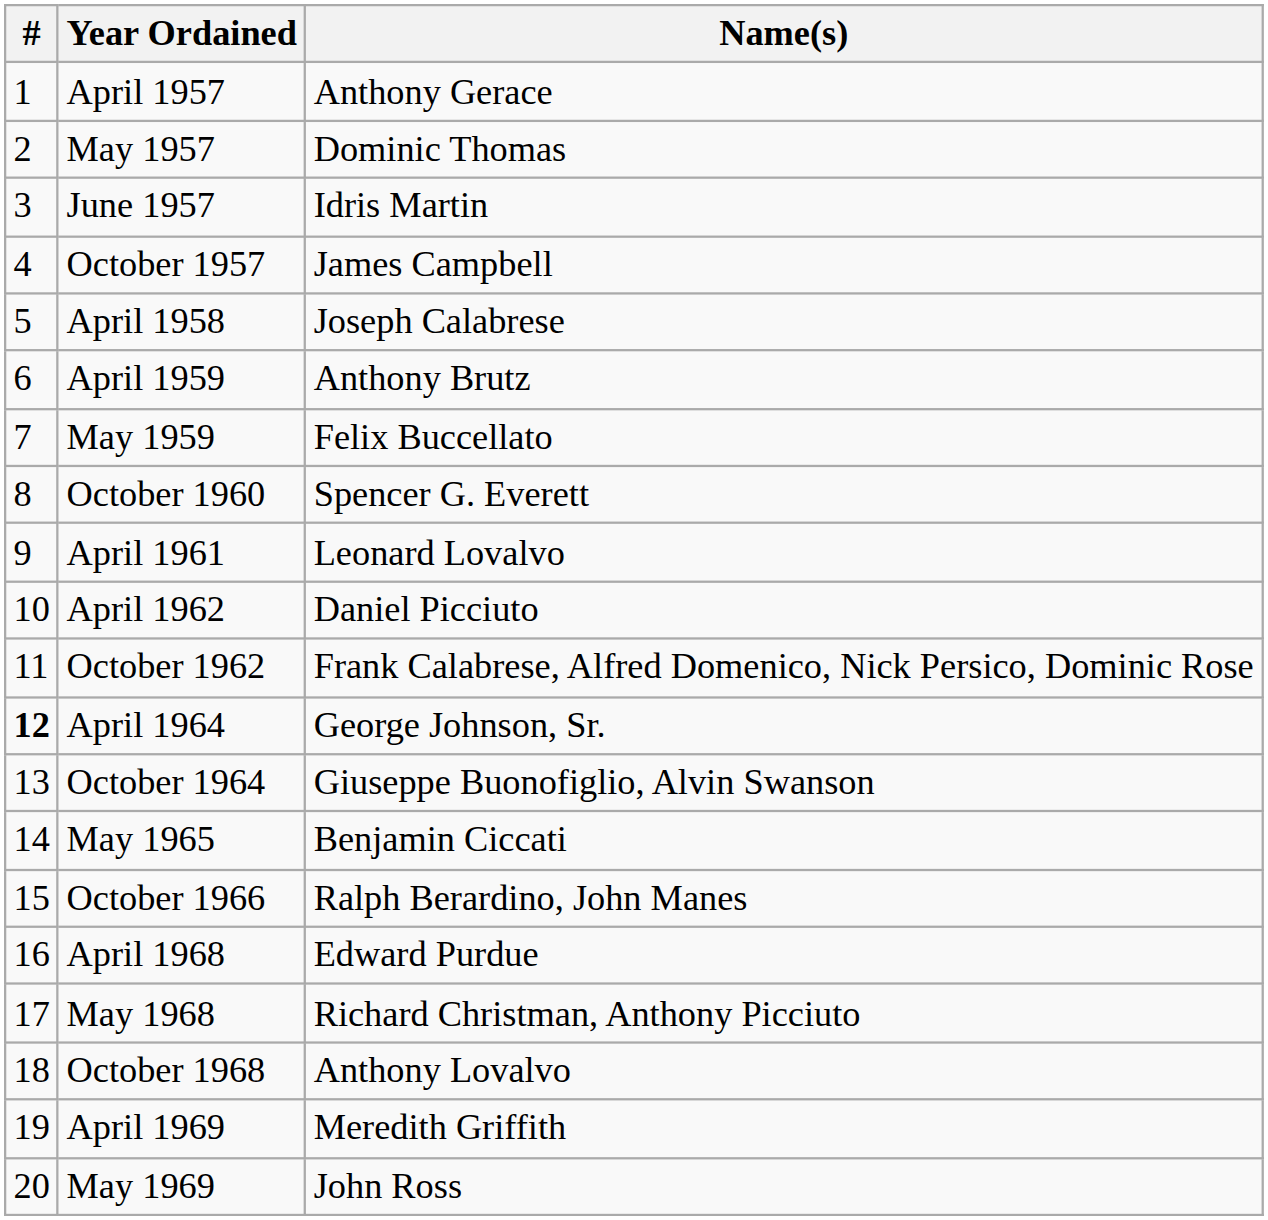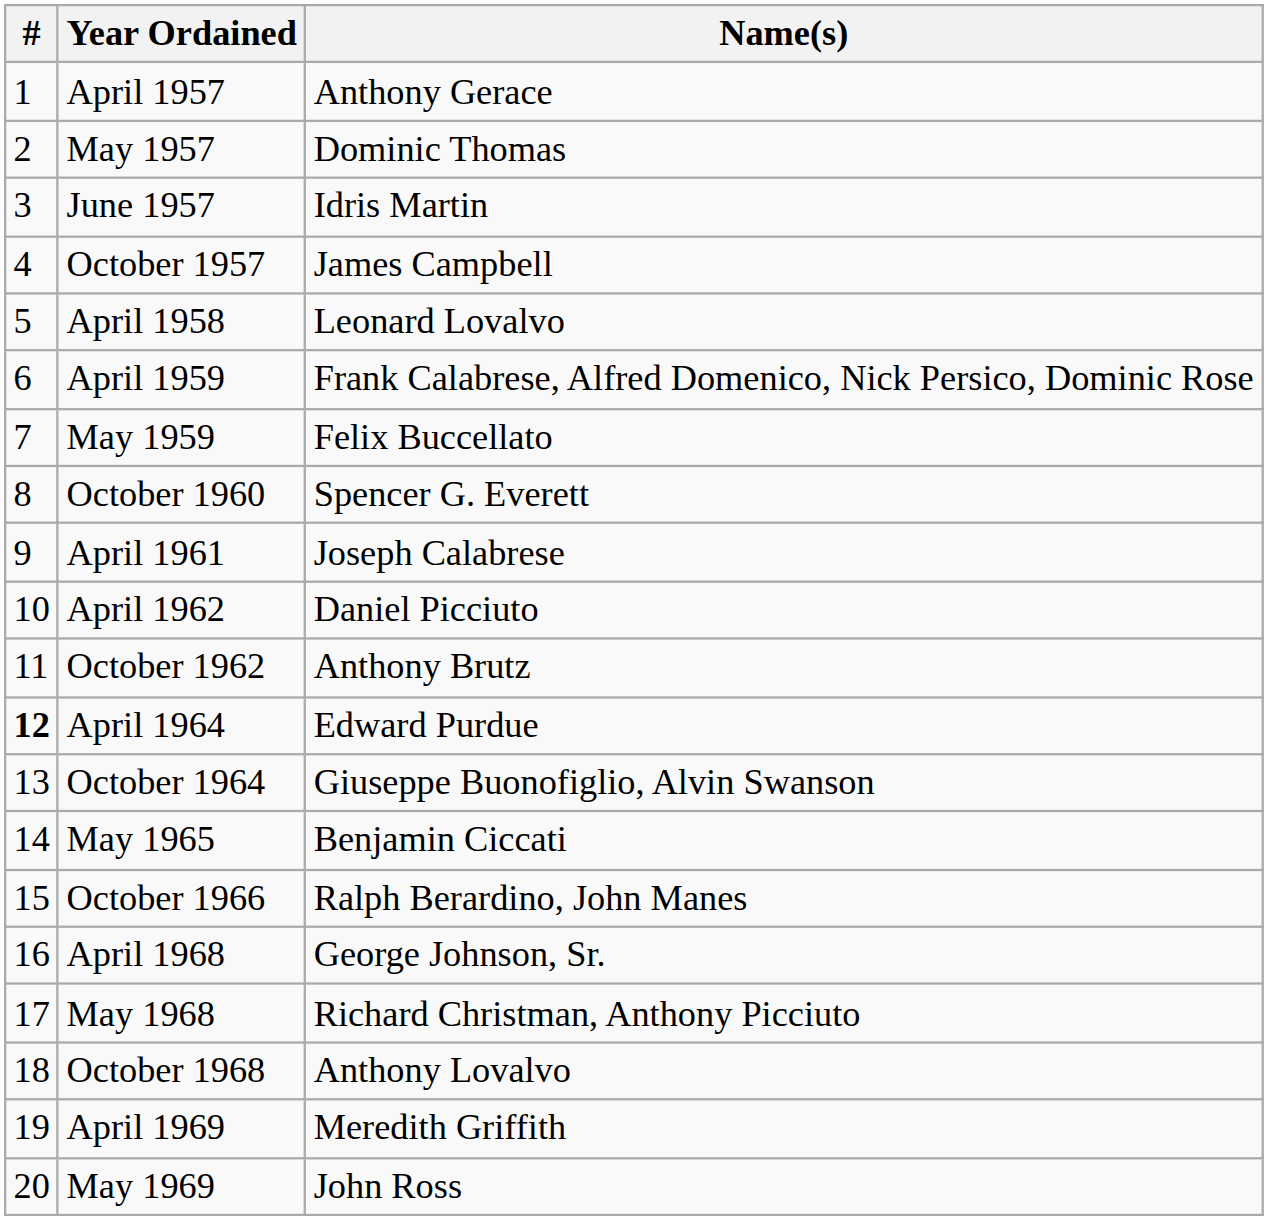(439, 321) Joseph Calabrese -> (439, 321) Leonard Lovalvo
(422, 378) Anthony Brutz -> (784, 378) Frank Calabrese, Alfred Domenico, Nick Persico, Dominic Rose
(439, 551) Leonard Lovalvo -> (439, 551) Joseph Calabrese
(784, 666) Frank Calabrese, Alfred Domenico, Nick Persico, Dominic Rose -> (422, 666) Anthony Brutz
(460, 724) George Johnson, Sr. -> (426, 724) Edward Purdue
(426, 954) Edward Purdue -> (460, 954) George Johnson, Sr.
